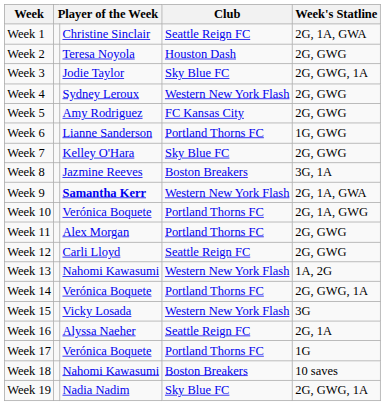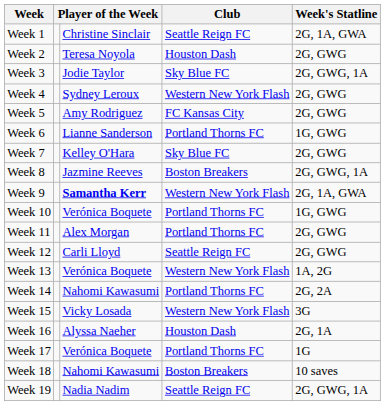(314, 172) 3G, 1A -> (332, 172) 2G, GWG, 1A
(332, 212) 2G, 1A, GWG -> (321, 212) 1G, GWG
(111, 271) Nahomi Kawasumi -> (107, 271) Verónica Boquete
(107, 291) Verónica Boquete -> (111, 291) Nahomi Kawasumi
(332, 291) 2G, GWG, 1A -> (314, 291) 2G, 2A
(208, 331) Seattle Reign FC -> (200, 331) Houston Dash
(197, 390) Sky Blue FC -> (208, 390) Seattle Reign FC
